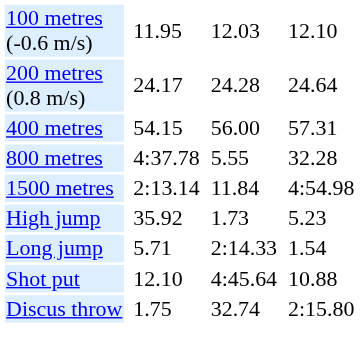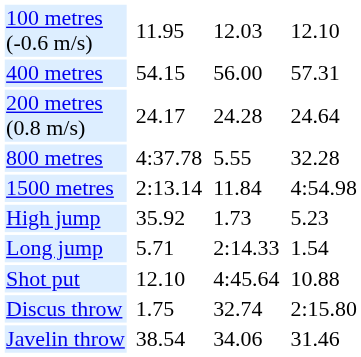rows swapped: (55, 85) <-> (55, 127)
+ row: (65, 338)
